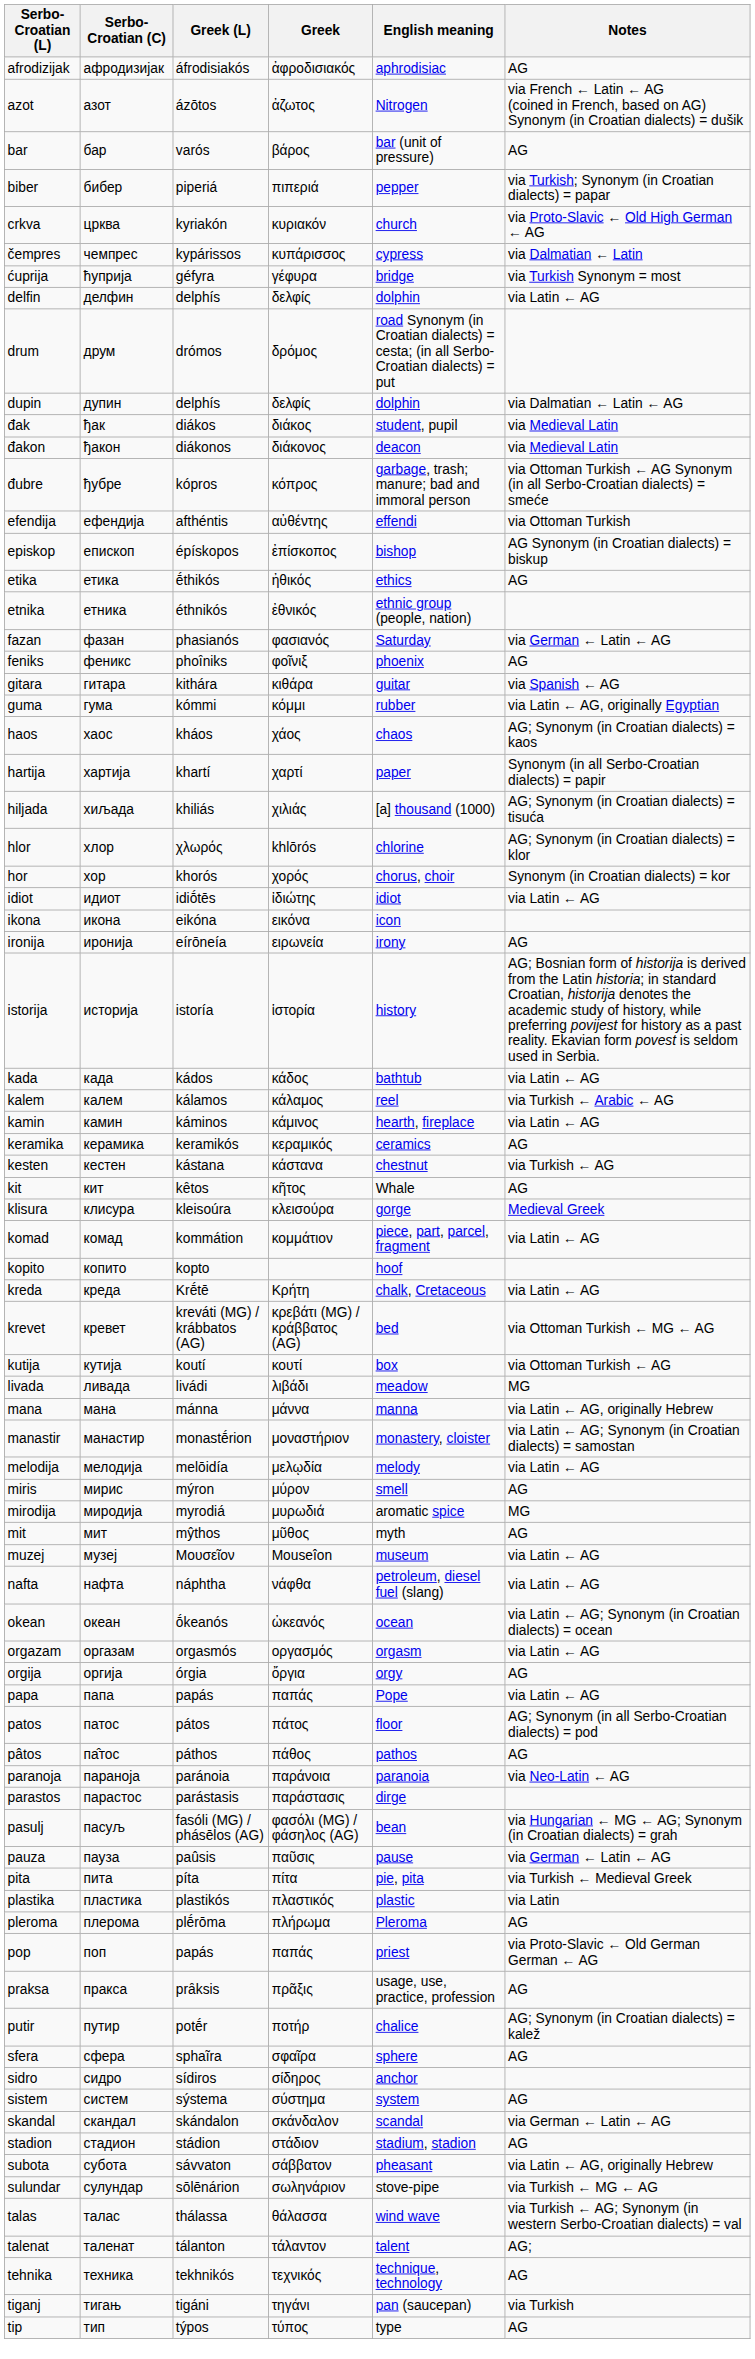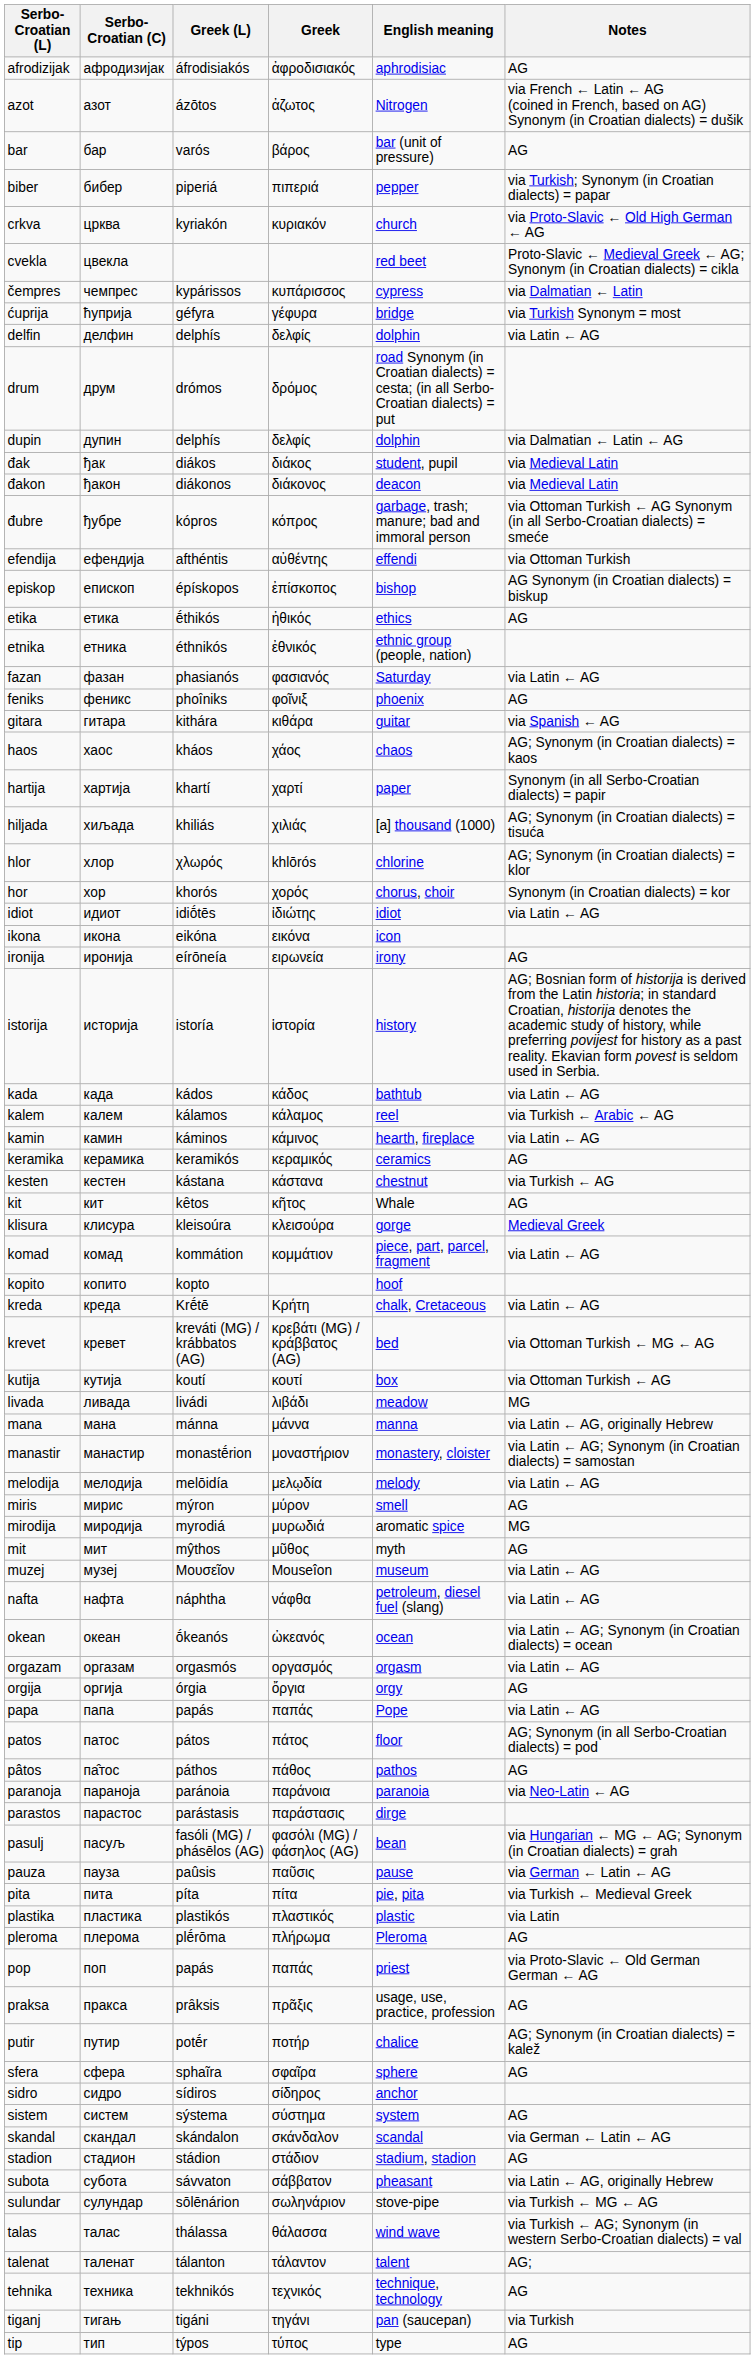+ row: (27, 262)
(589, 640) via German ← Latin ← AG -> (554, 677) via Latin ← AG
- row: (25, 705)
